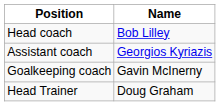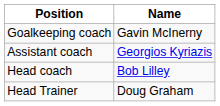rows swapped: (40, 33) <-> (59, 71)
